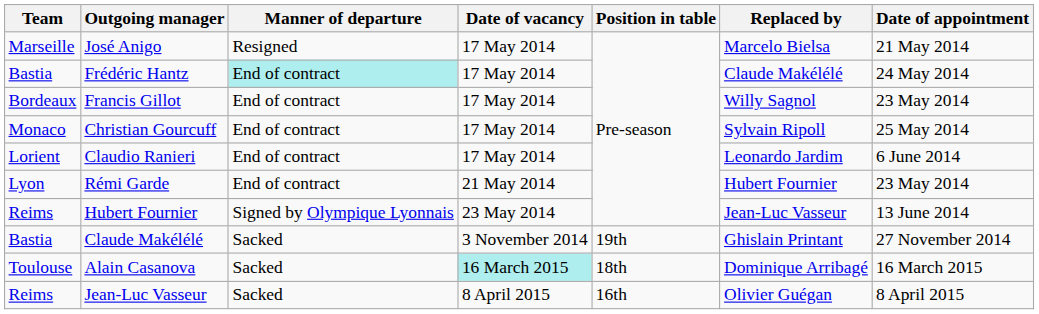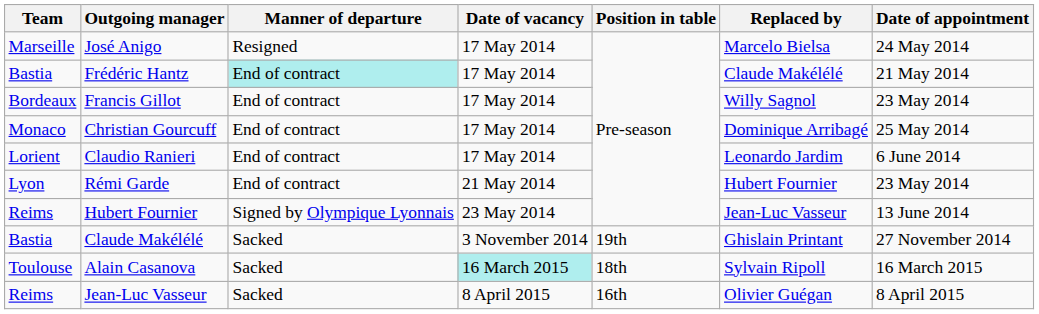(922, 45) 21 May 2014 -> (922, 45) 24 May 2014
(922, 73) 24 May 2014 -> (922, 73) 21 May 2014
(775, 128) Sylvain Ripoll -> (796, 128) Dominique Arribagé
(796, 267) Dominique Arribagé -> (775, 267) Sylvain Ripoll
